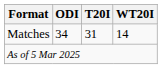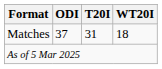(62, 34) 34 -> (62, 34) 37
(122, 34) 14 -> (122, 34) 18
